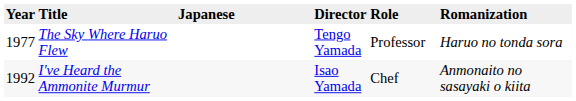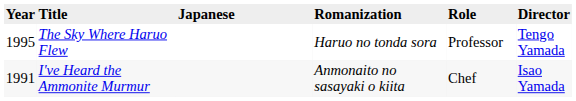columns swapped: (484, 14) <-> (340, 14)
(20, 42) 1977 -> (20, 42) 1995
(20, 78) 1992 -> (20, 78) 1991
